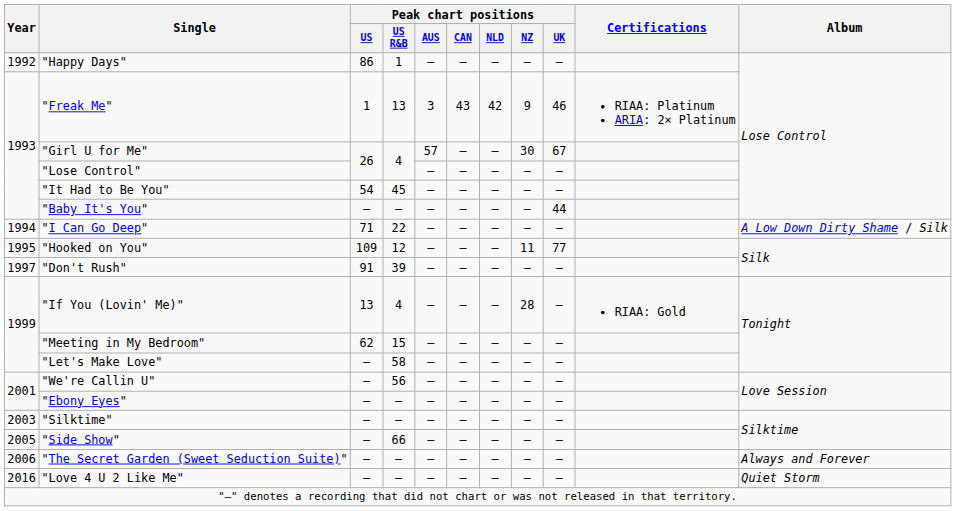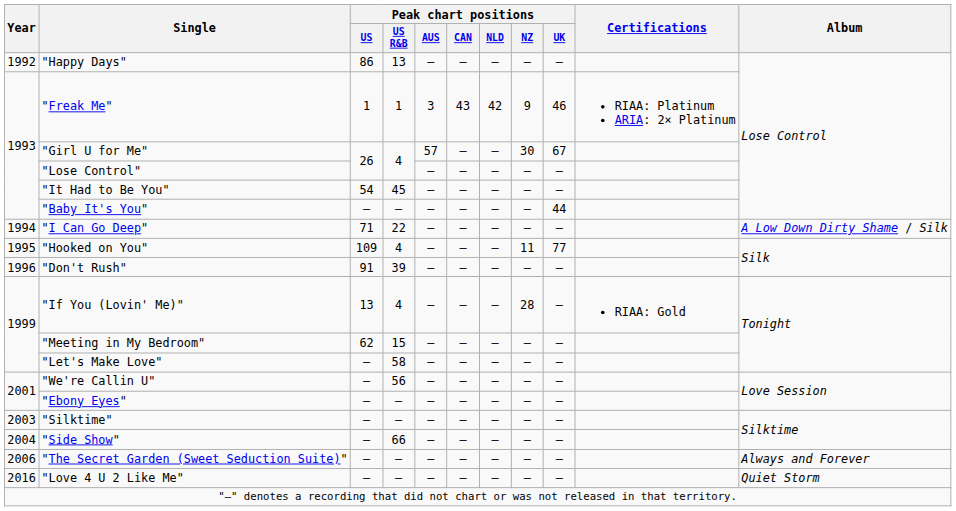(399, 62) 1 -> (399, 62) 13
(399, 107) 13 -> (399, 107) 1
(399, 248) 12 -> (399, 248) 4
(22, 267) 1997 -> (22, 267) 1996
(22, 439) 2005 -> (22, 439) 2004
